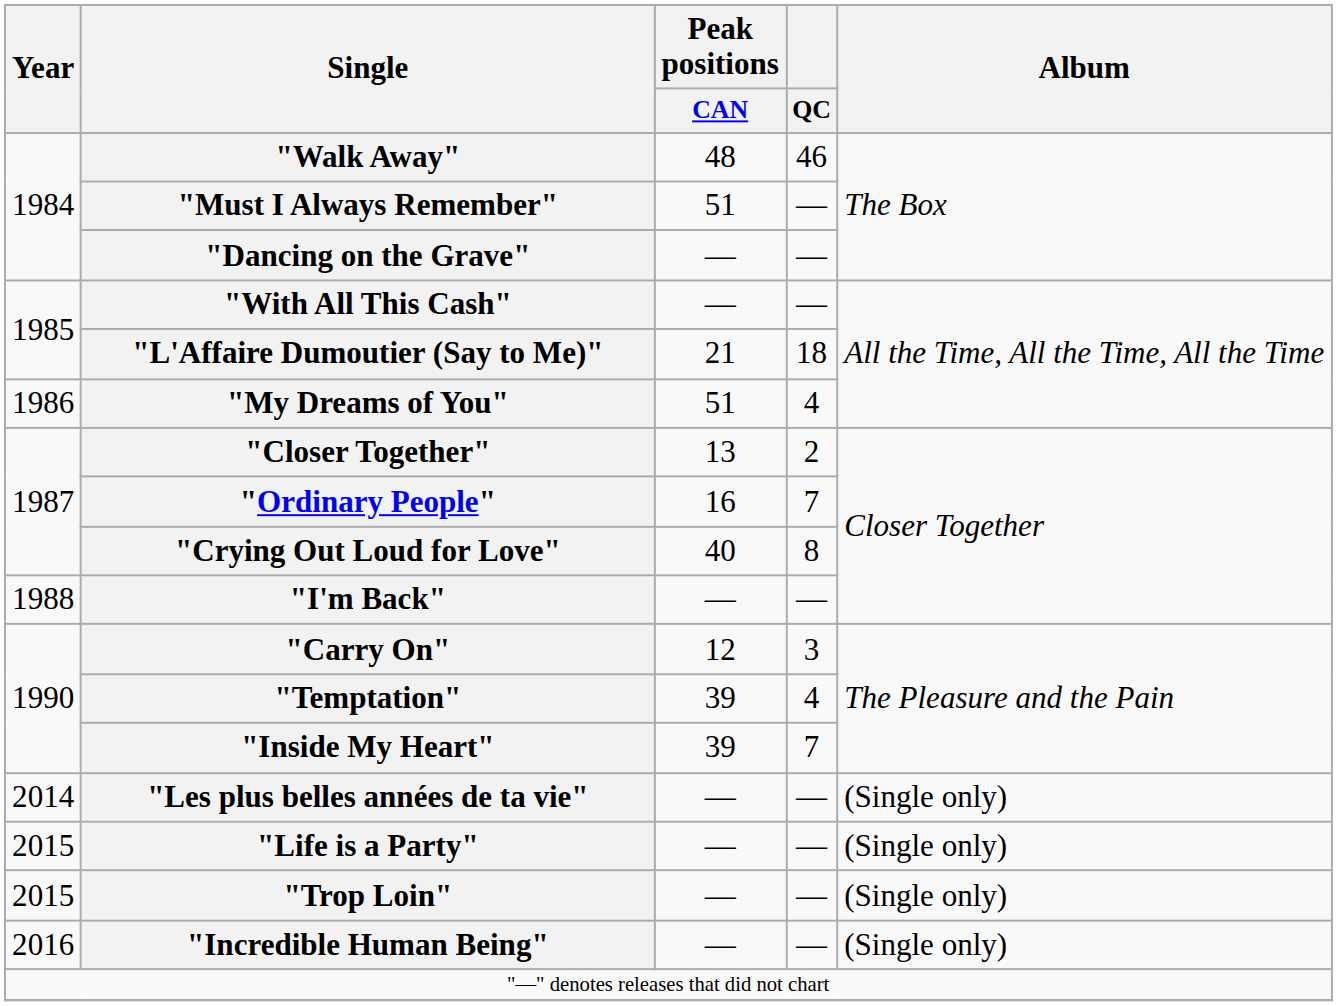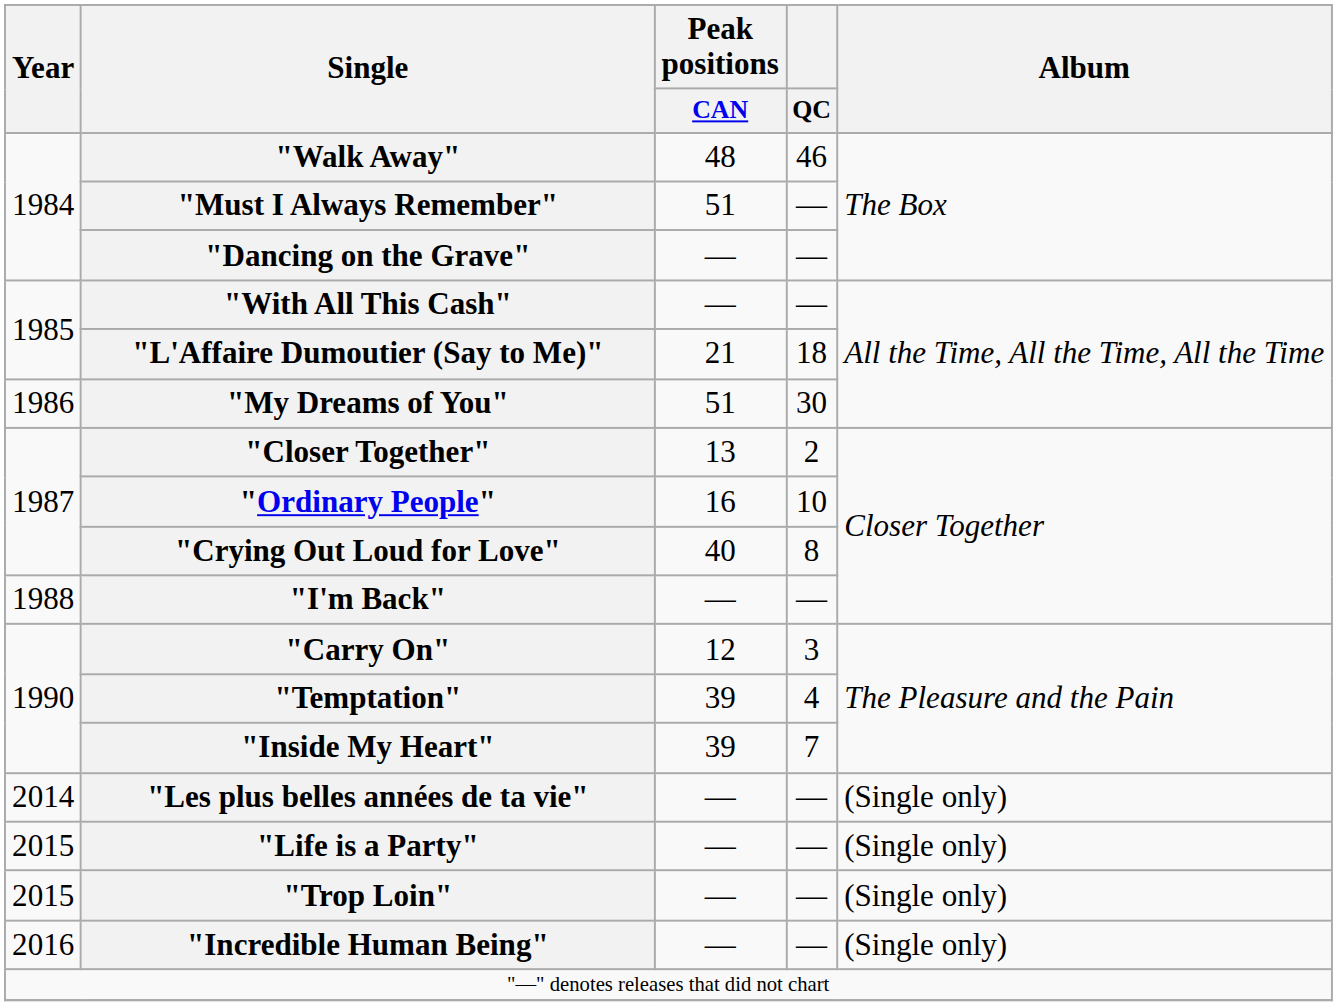(812, 402) 4 -> (812, 402) 30
(812, 501) 7 -> (812, 501) 10
